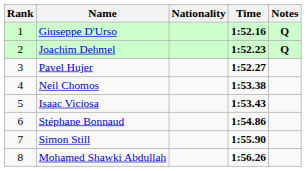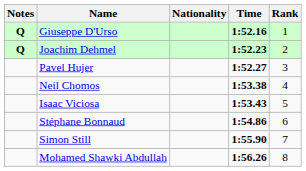columns swapped: (20, 13) <-> (285, 13)
